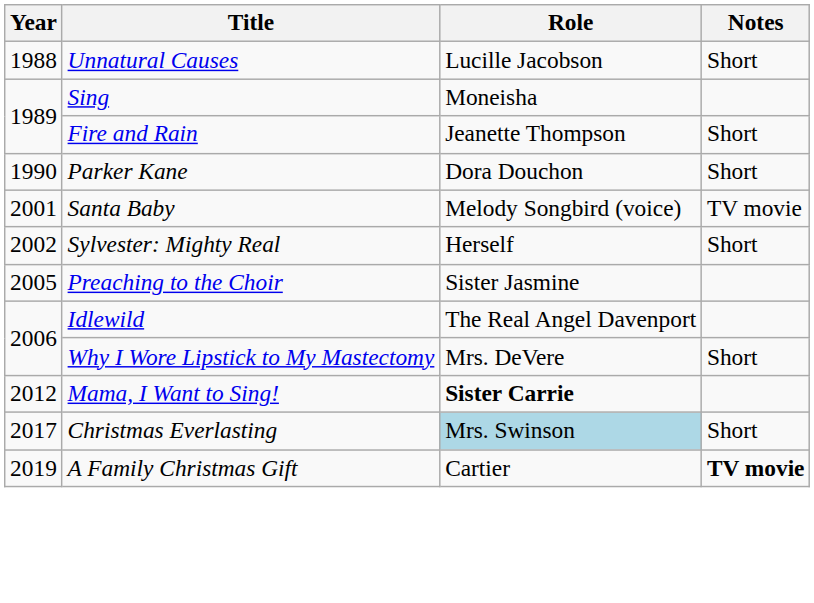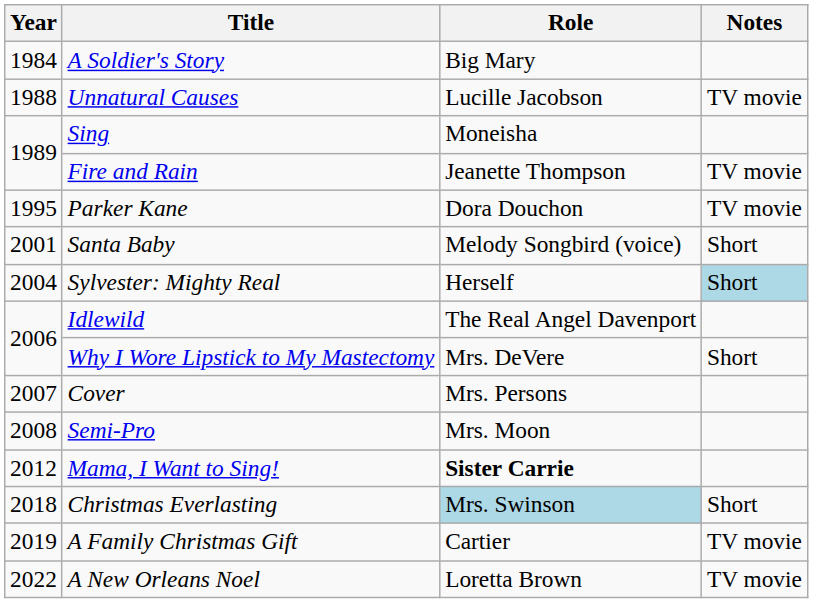+ row: (146, 60)
(732, 60) Short -> (754, 97) TV movie
(732, 134) Short -> (754, 171) TV movie
(33, 171) 1990 -> (33, 208) 1995
(732, 171) Short -> (754, 208) TV movie
(754, 208) TV movie -> (732, 245) Short
(33, 245) 2002 -> (33, 282) 2004
(732, 245) no background -> (732, 282) lightblue background
- row: (175, 282)
+ row: (96, 393)
+ row: (111, 430)
(33, 430) 2017 -> (33, 504) 2018
(756, 467) bold -> (754, 541) normal
+ row: (164, 578)
